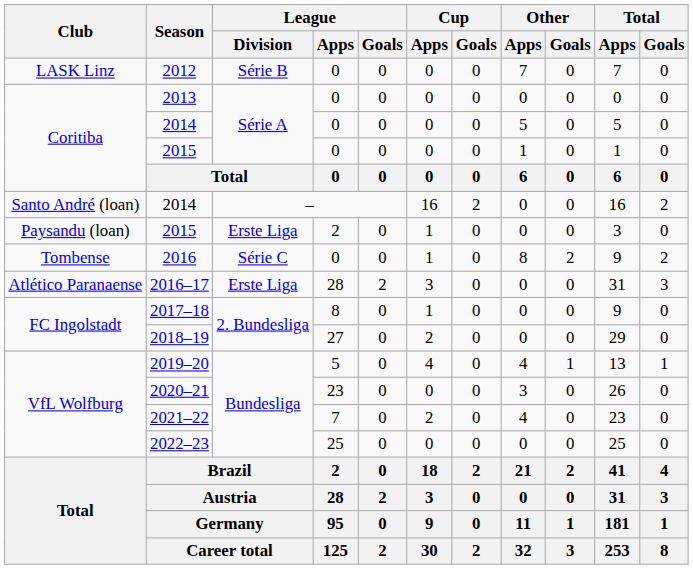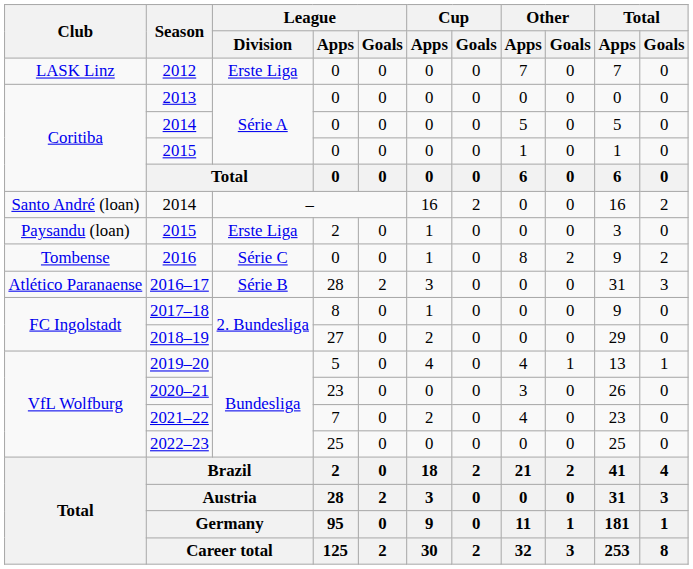(263, 71) Série B -> (263, 71) Erste Liga
(263, 284) Erste Liga -> (263, 284) Série B
